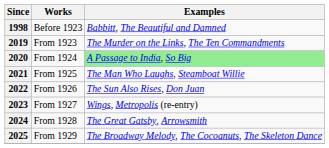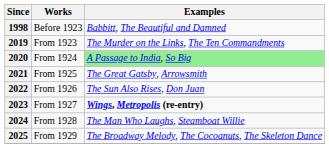(166, 74) The Man Who Laughs, Steamboat Willie -> (147, 74) The Great Gatsby, Arrowsmith
(142, 105) normal -> (145, 105) bold
(147, 120) The Great Gatsby, Arrowsmith -> (166, 120) The Man Who Laughs, Steamboat Willie
